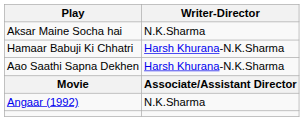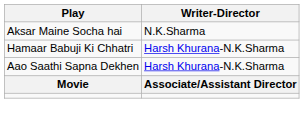- row: (43, 102)
